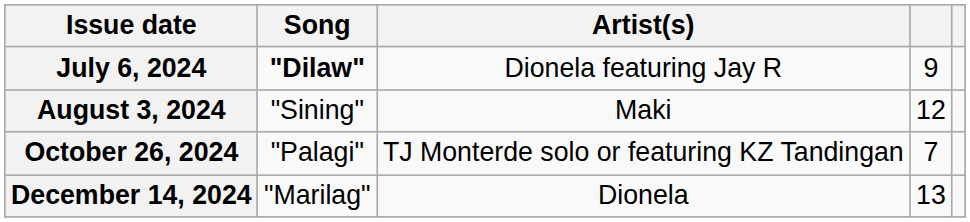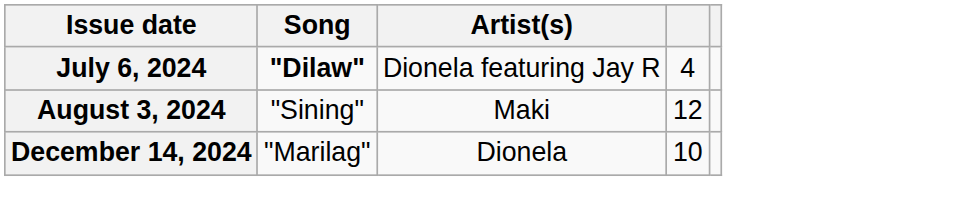(931, 68) 9 -> (688, 68) 4
- row: (131, 152)
(931, 195) 13 -> (688, 152) 10
